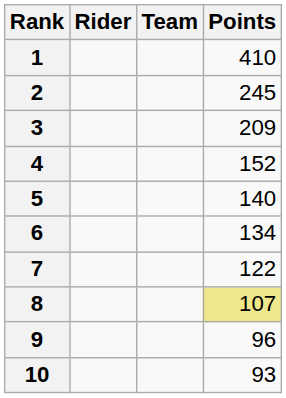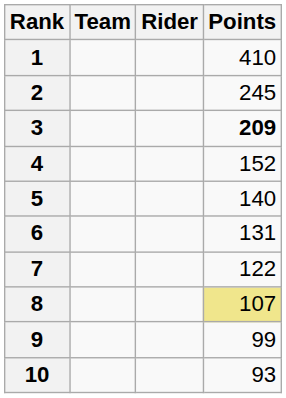columns swapped: (103, 22) <-> (170, 22)
(258, 127) normal -> (258, 127) bold
(258, 233) 134 -> (258, 233) 131
(264, 339) 96 -> (264, 339) 99
